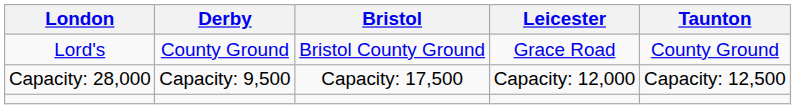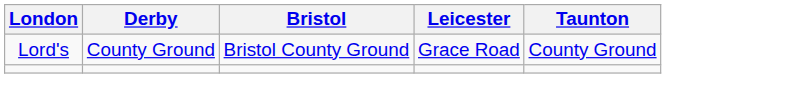- row: (80, 79)
